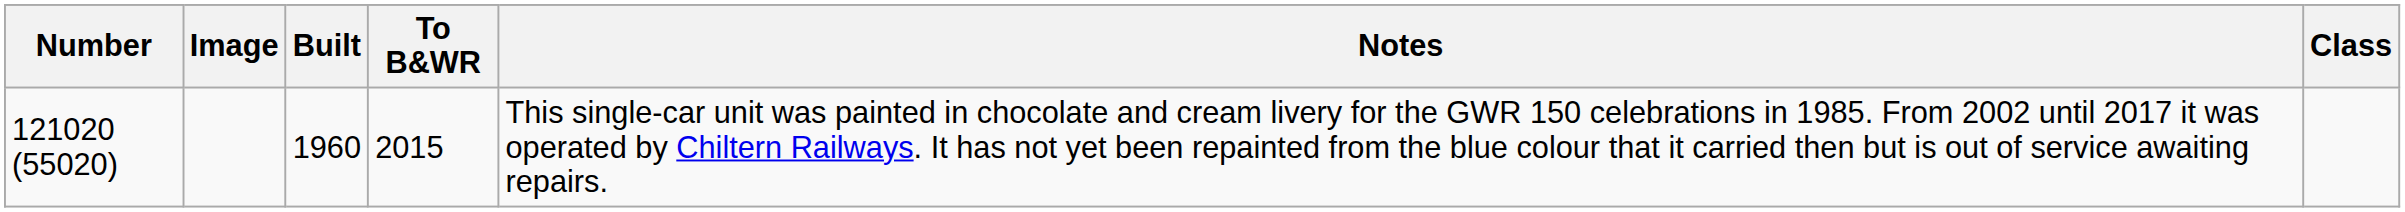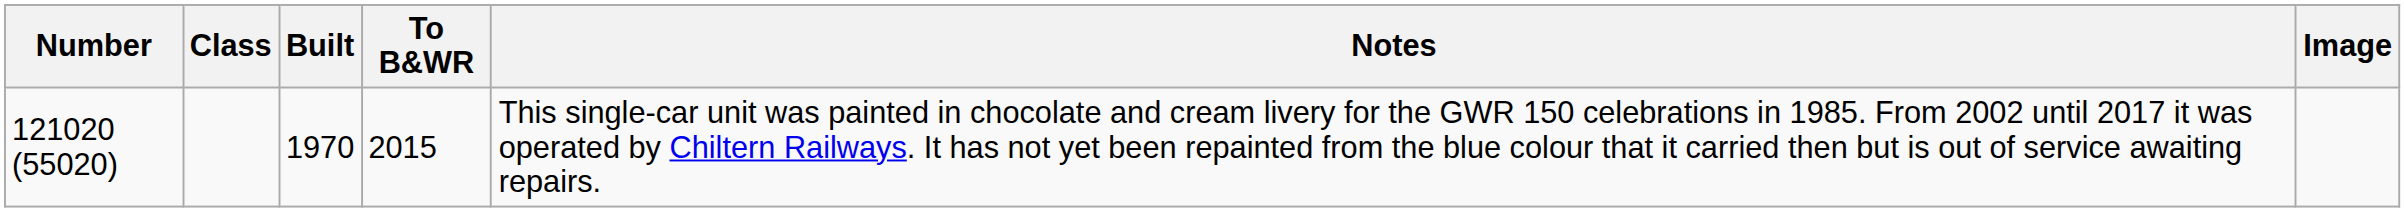columns swapped: (2351, 46) <-> (234, 46)
(327, 146) 1960 -> (320, 146) 1970
